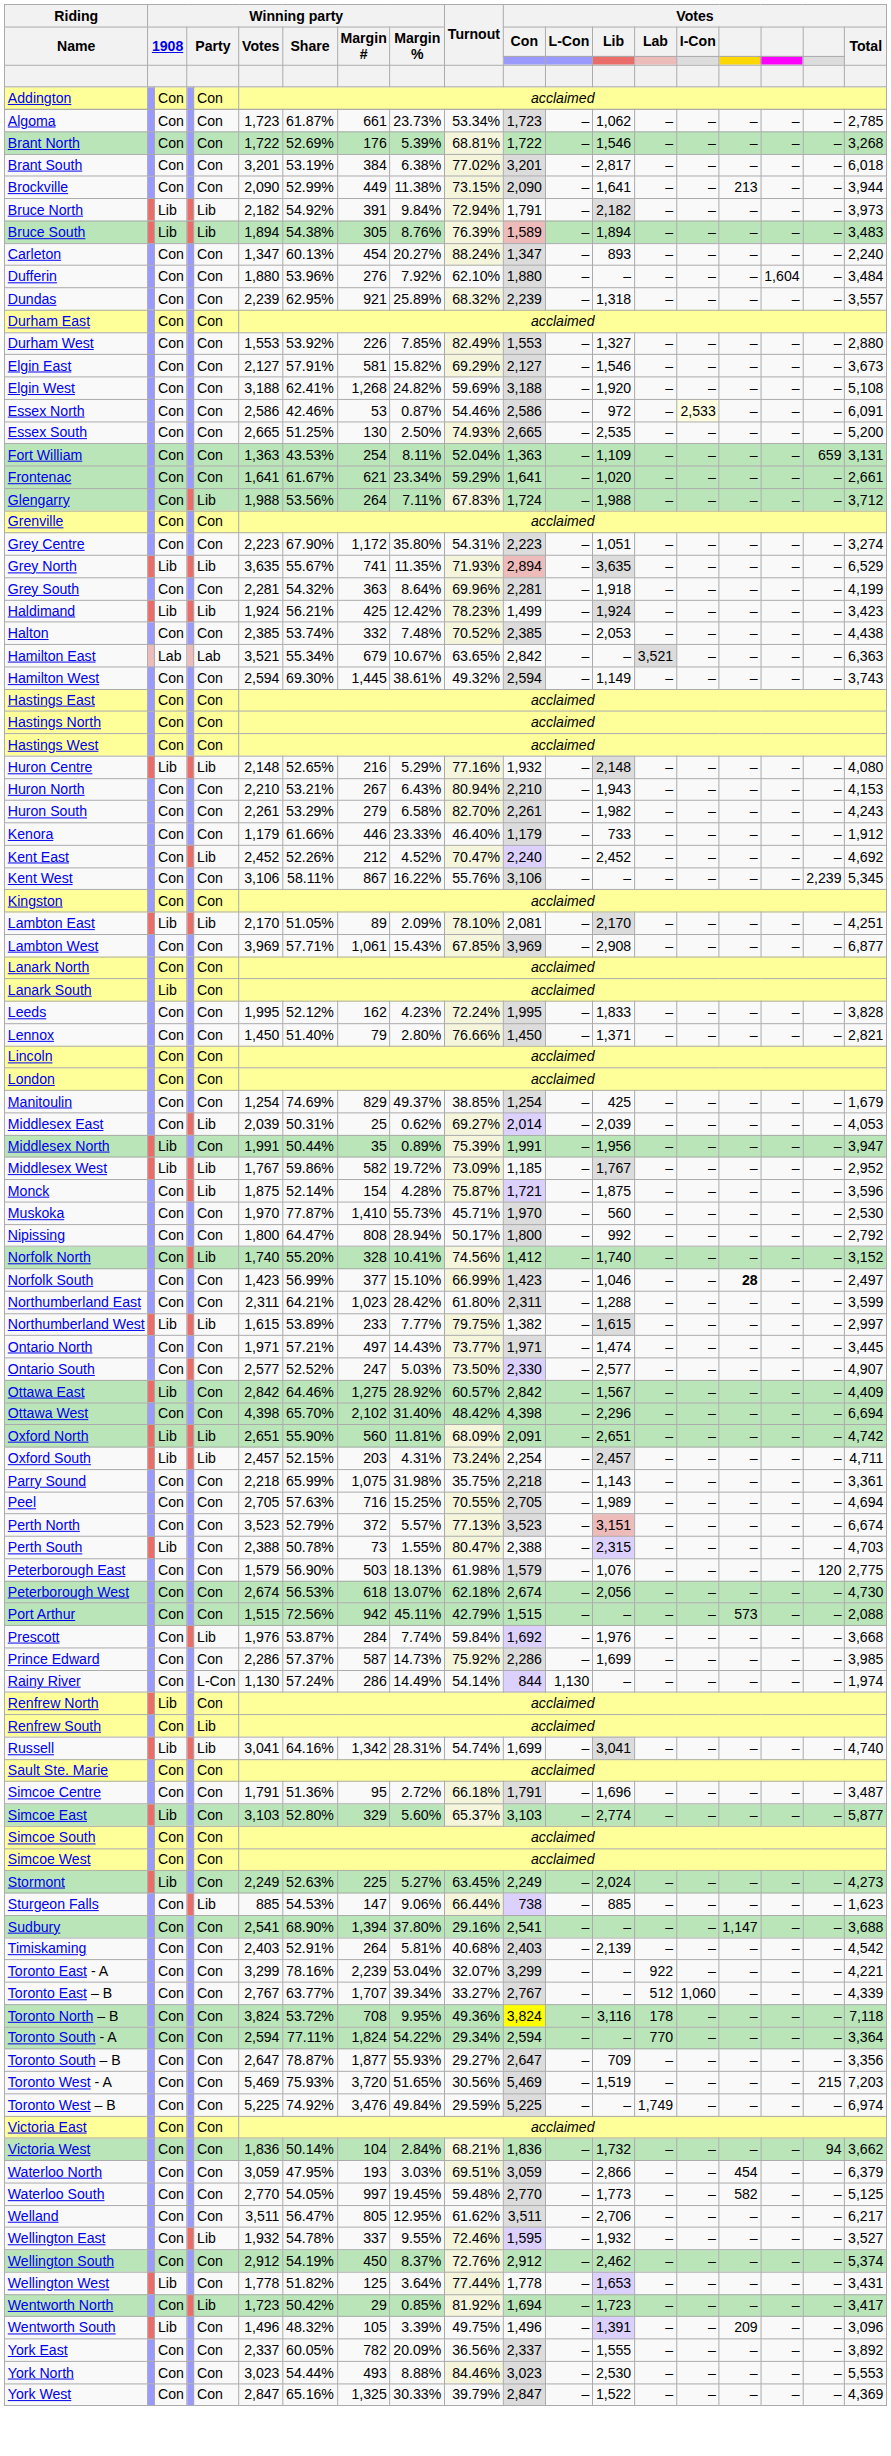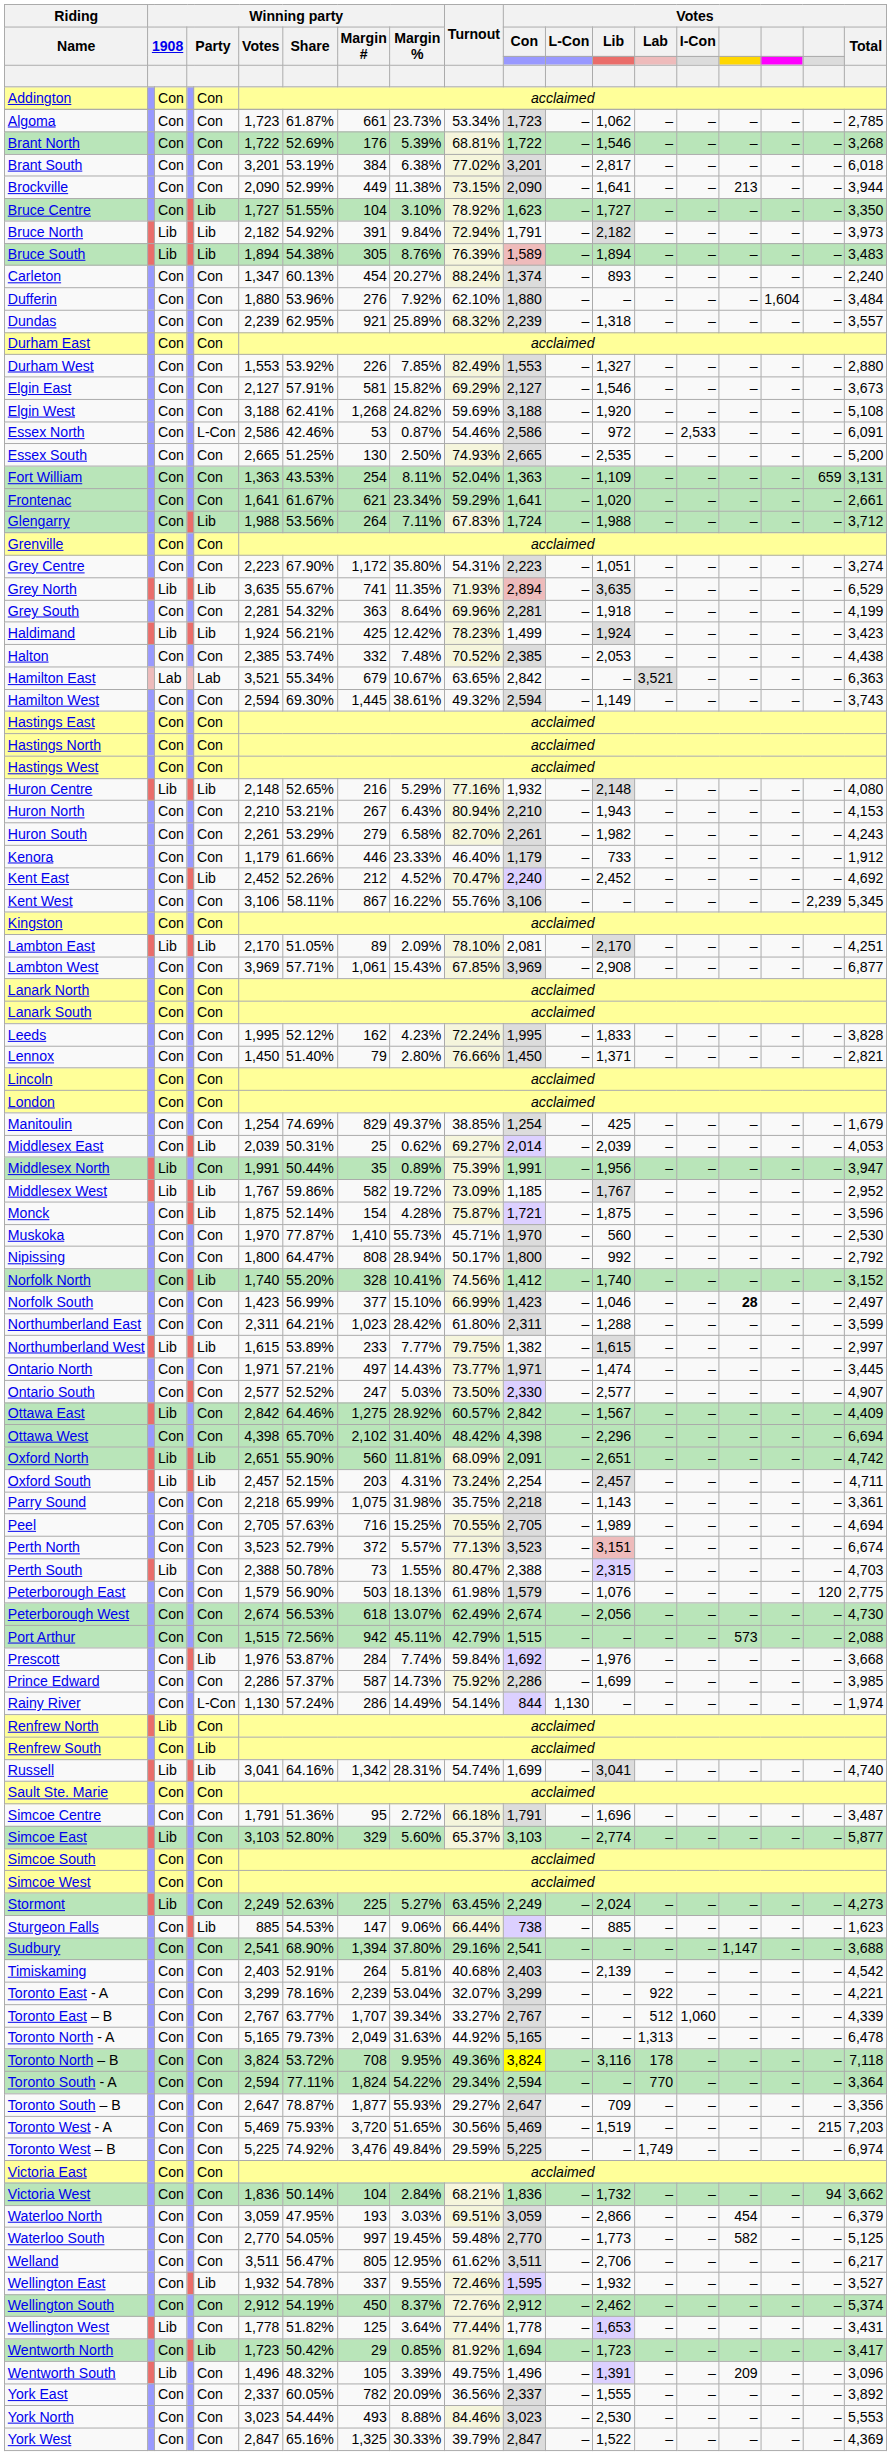+ row: (49, 210)
(524, 255) 1,347 -> (524, 277) 1,374
(210, 411) Con -> (216, 433) L-Con
(698, 411) lightyellow background -> (698, 433) no background
(167, 990) Lib -> (171, 1013) Con
(476, 1592) 62.18% -> (476, 1615) 62.49%
+ row: (61, 2038)
